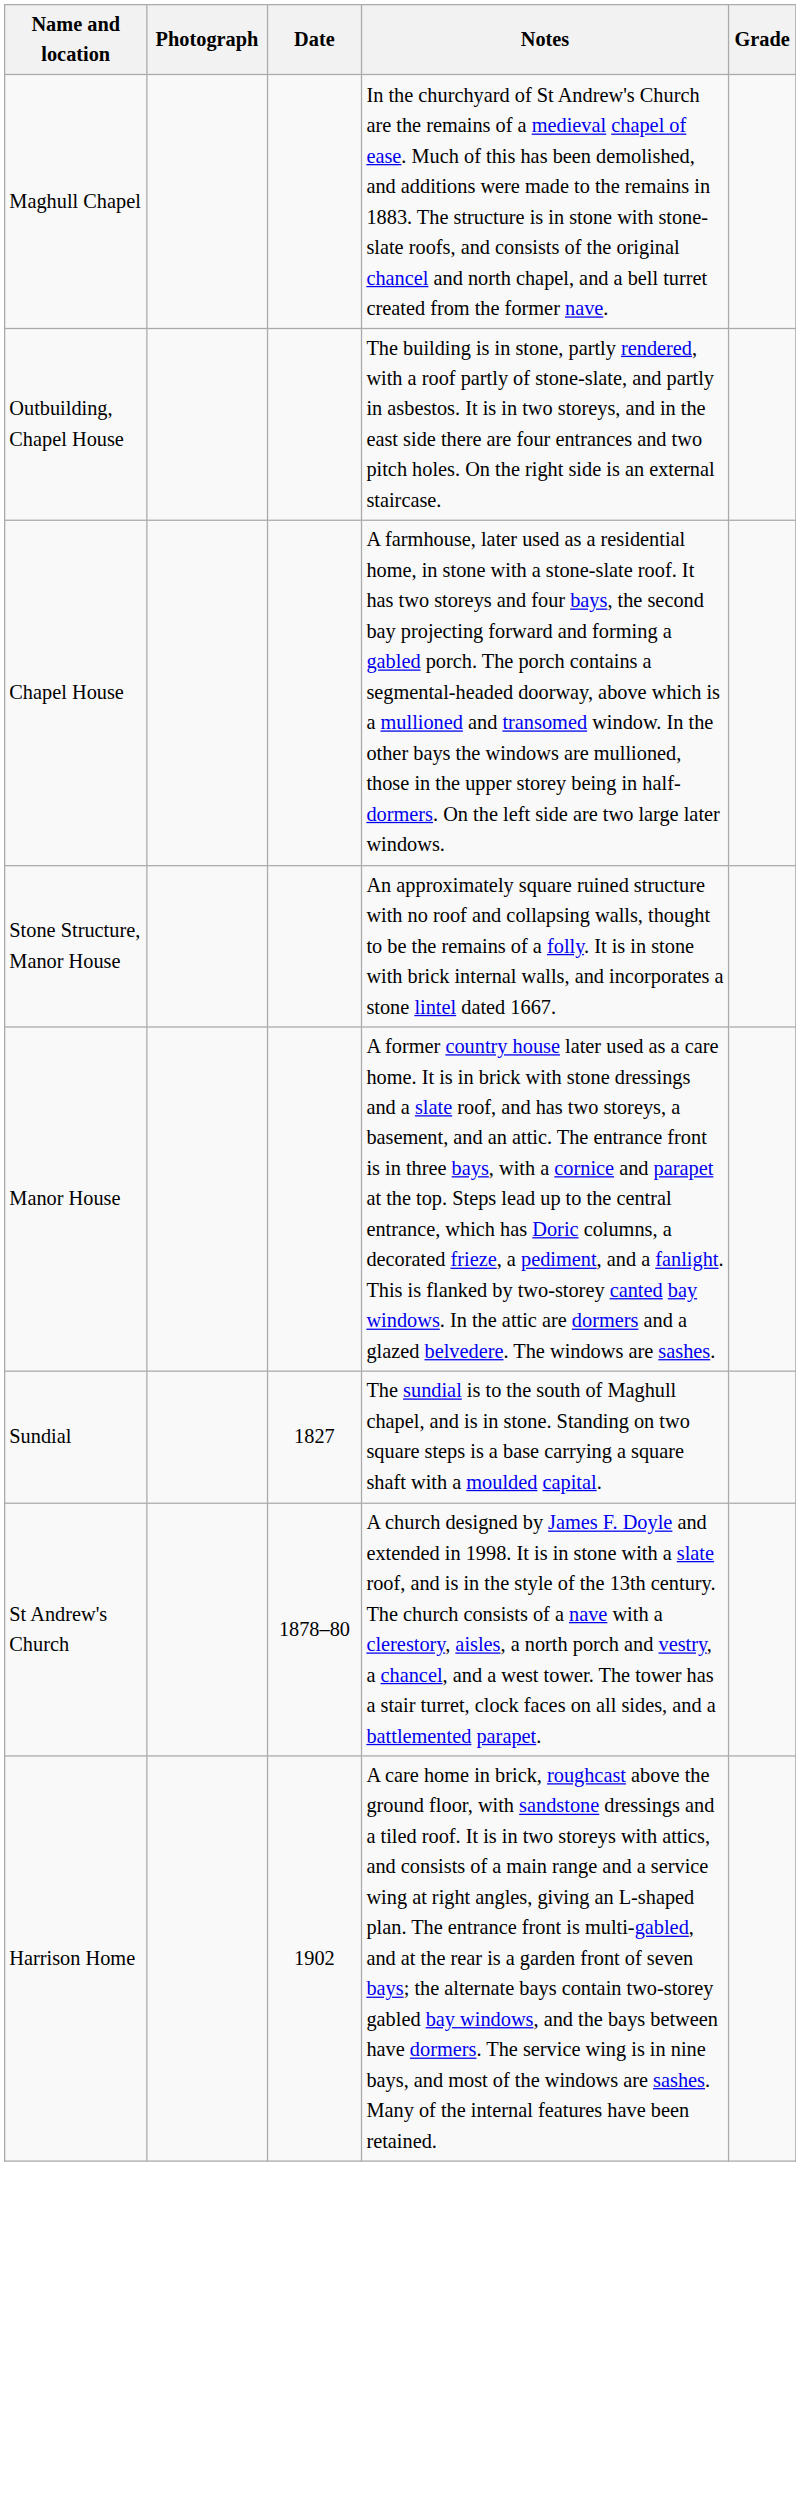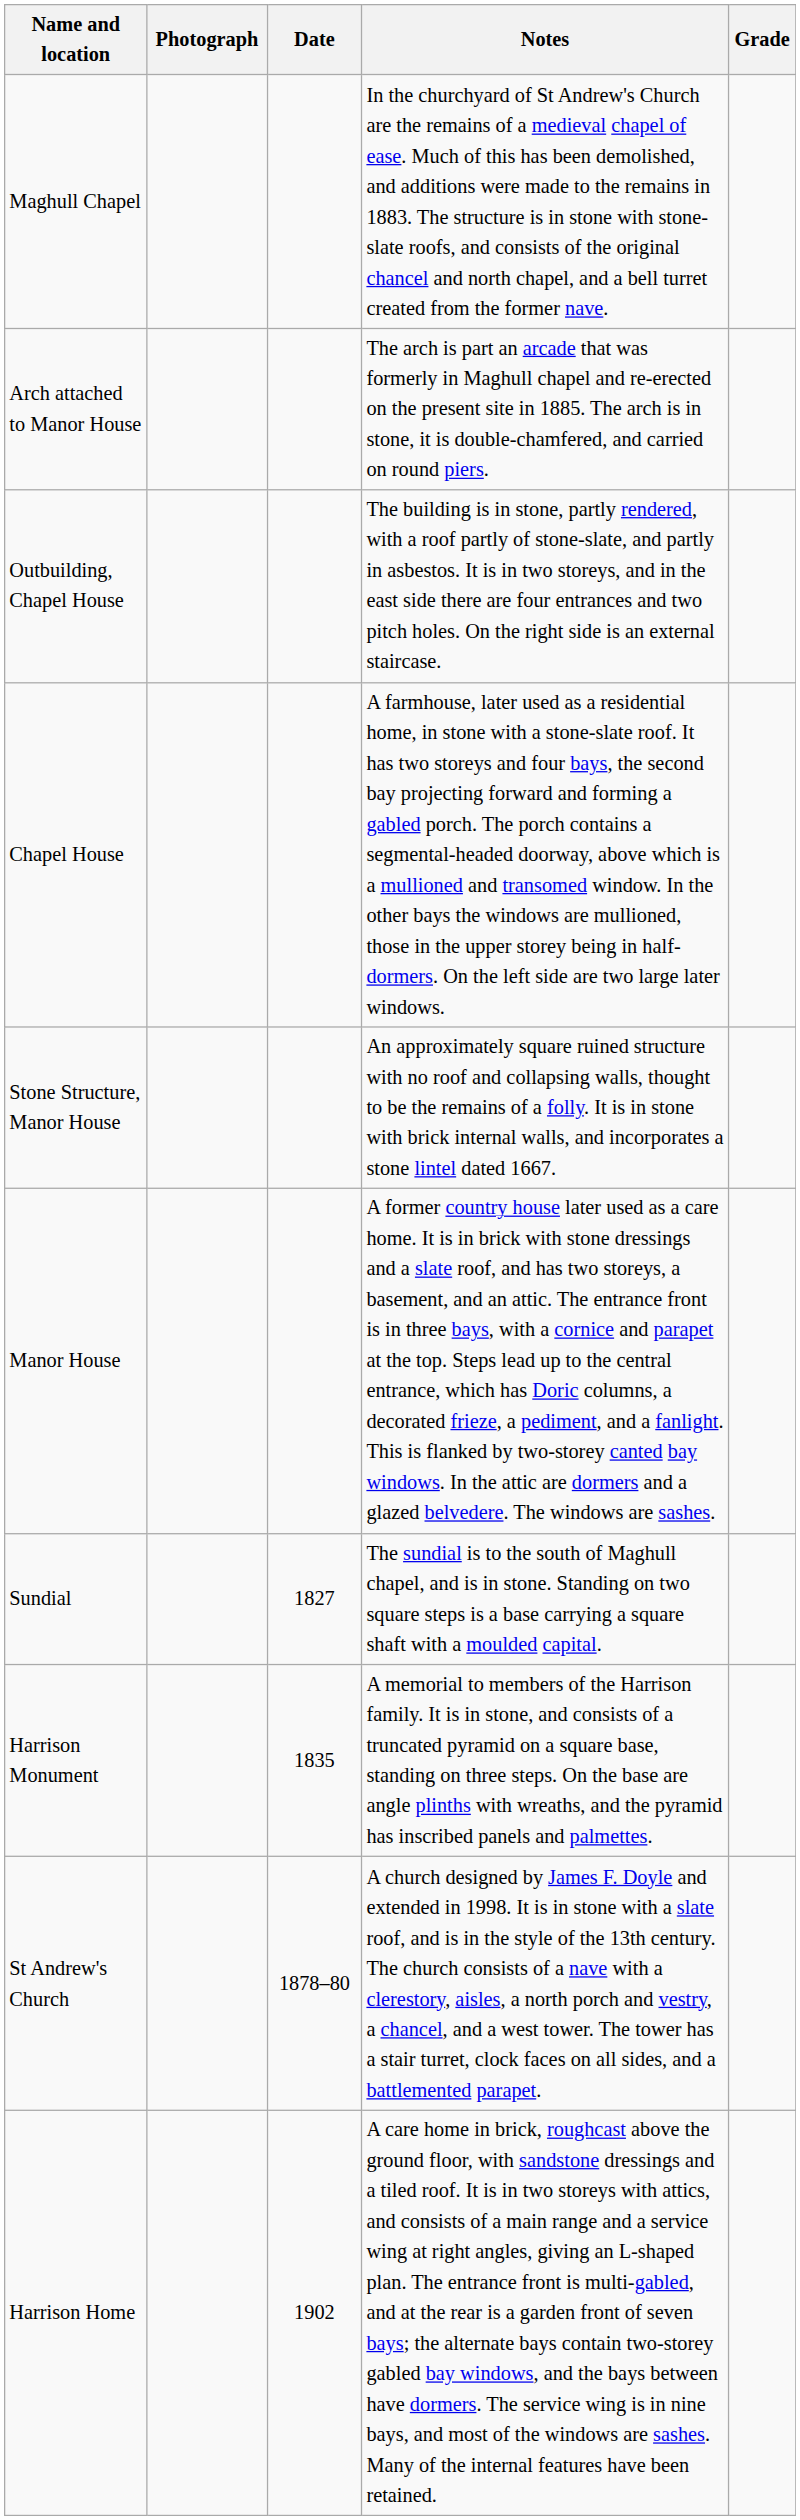+ row: (75, 408)
+ row: (54, 1760)
